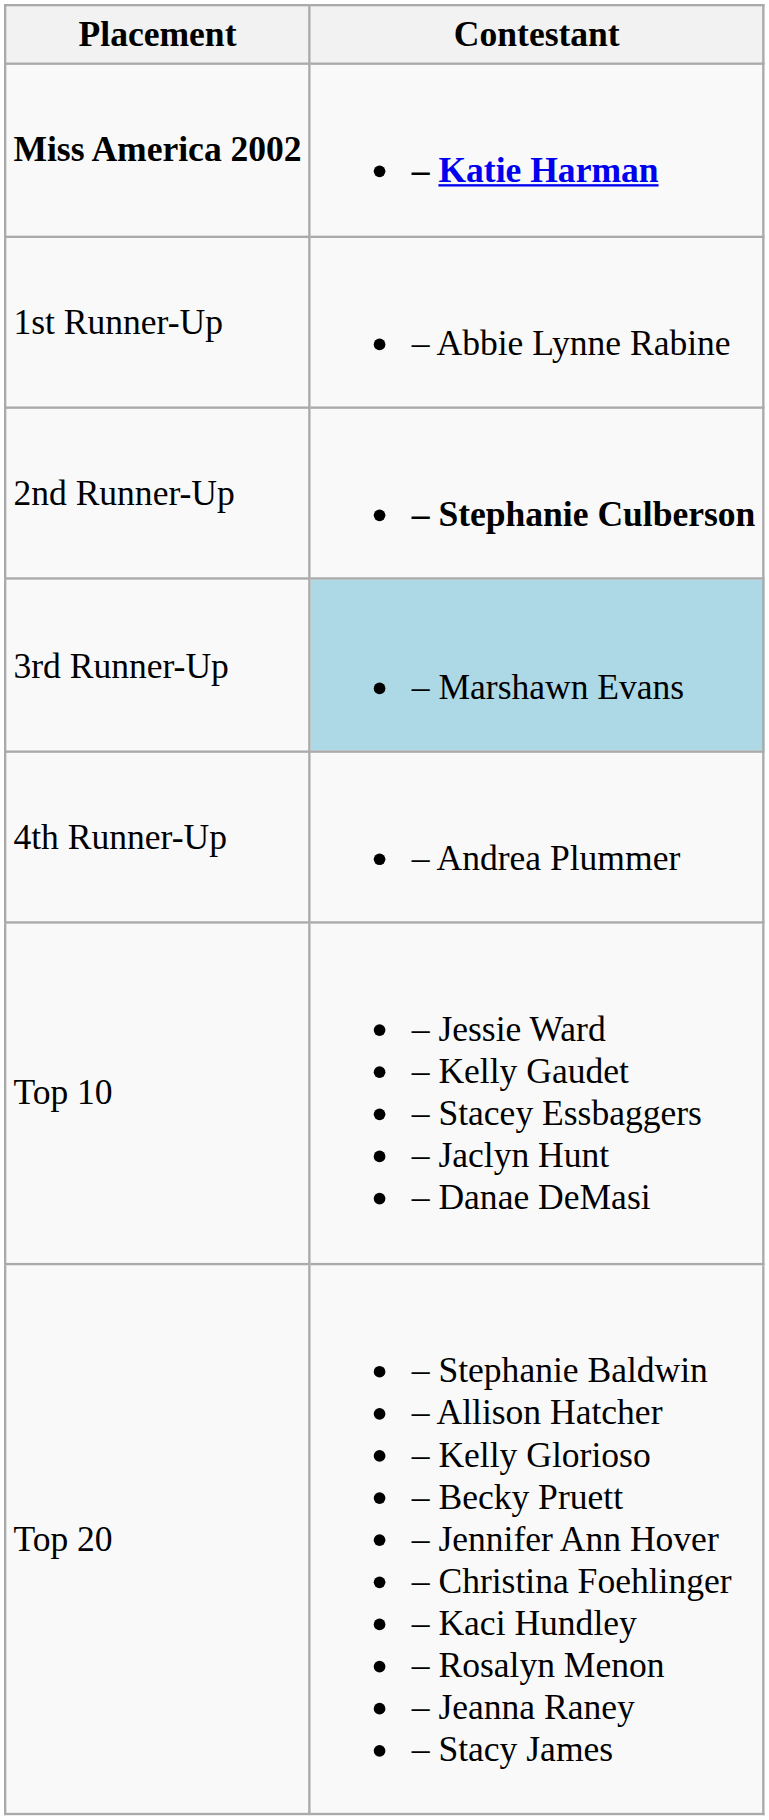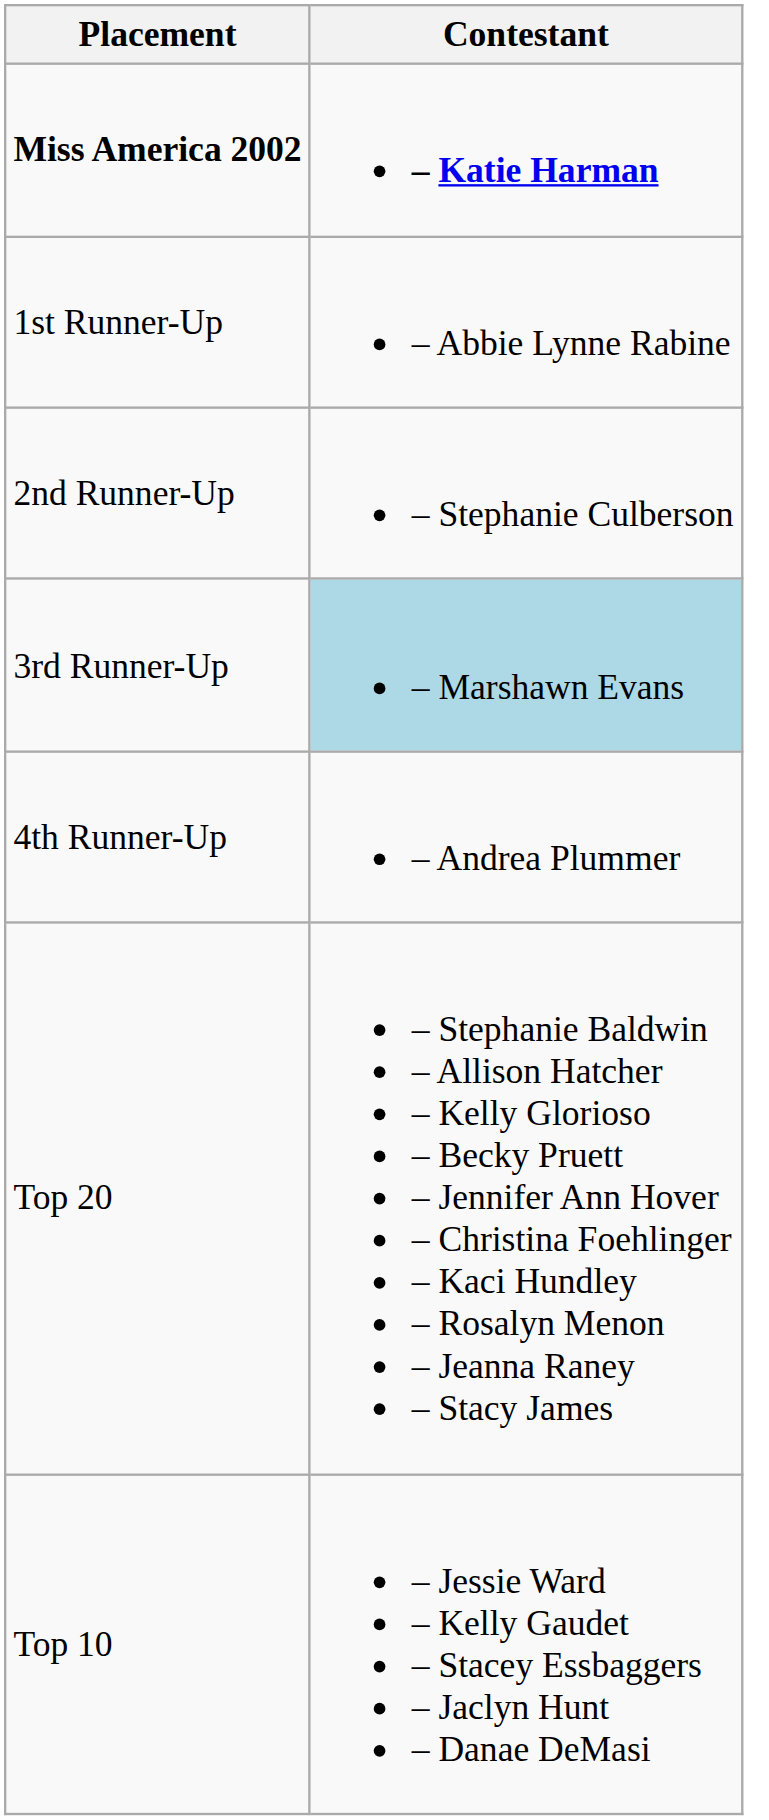(537, 515) bold -> (526, 515) normal
rows swapped: (63, 1092) <-> (63, 1538)
